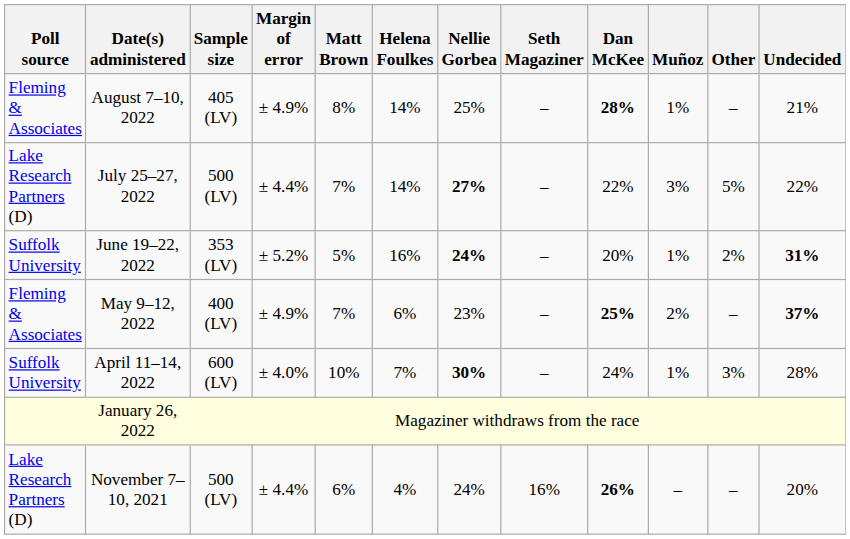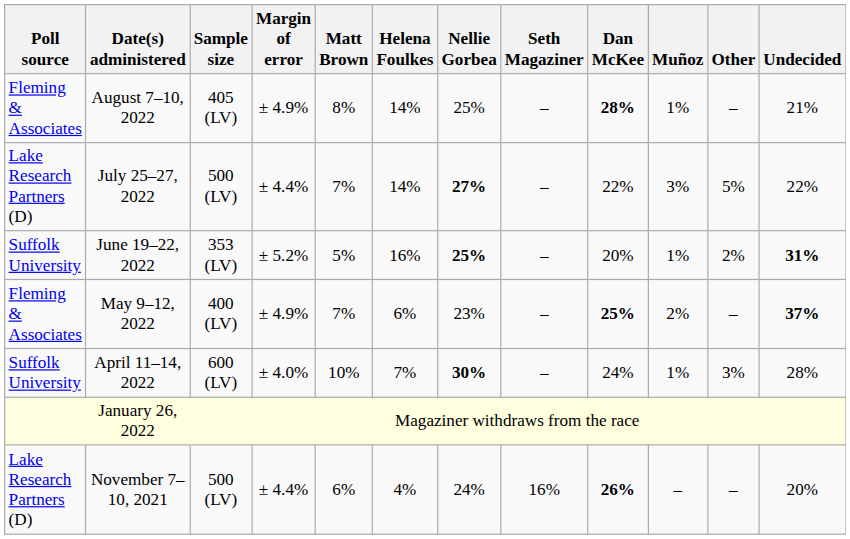(469, 255) 24% -> (469, 255) 25%
